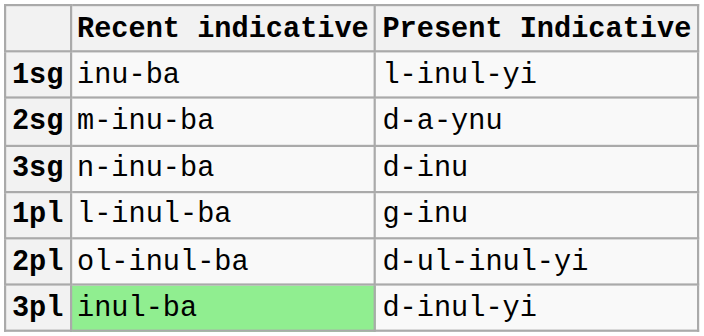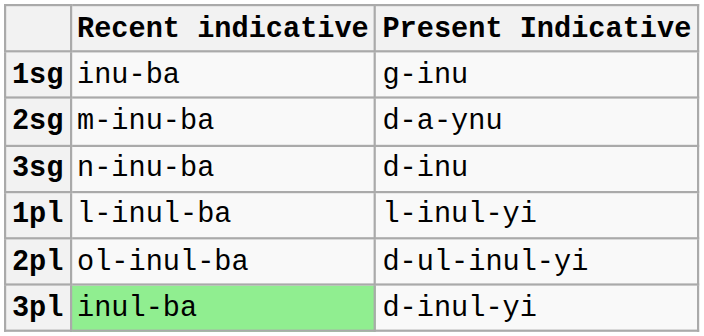(460, 75) l-inul-yi -> (425, 75) g-inu
(425, 215) g-inu -> (460, 215) l-inul-yi
